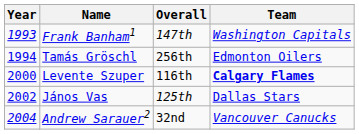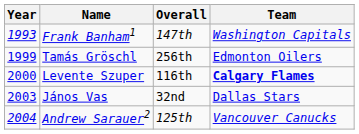(22, 57) 1994 -> (22, 57) 1999
(22, 96) 2002 -> (22, 96) 2003
(174, 96) 125th -> (171, 96) 32nd
(171, 117) 32nd -> (174, 117) 125th
